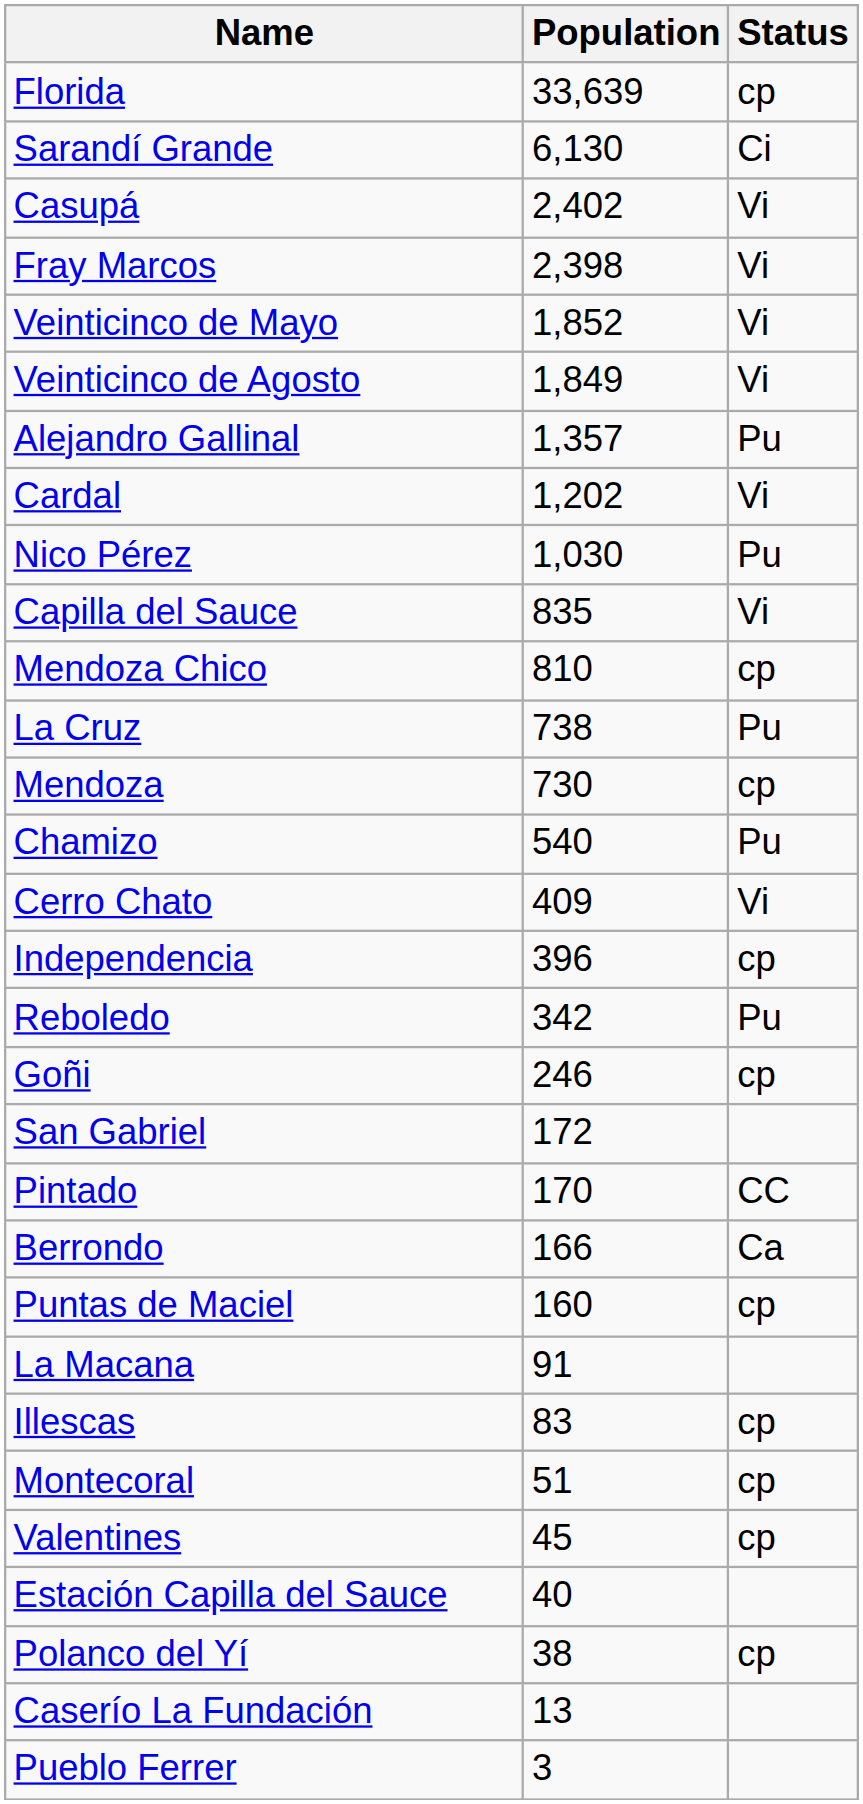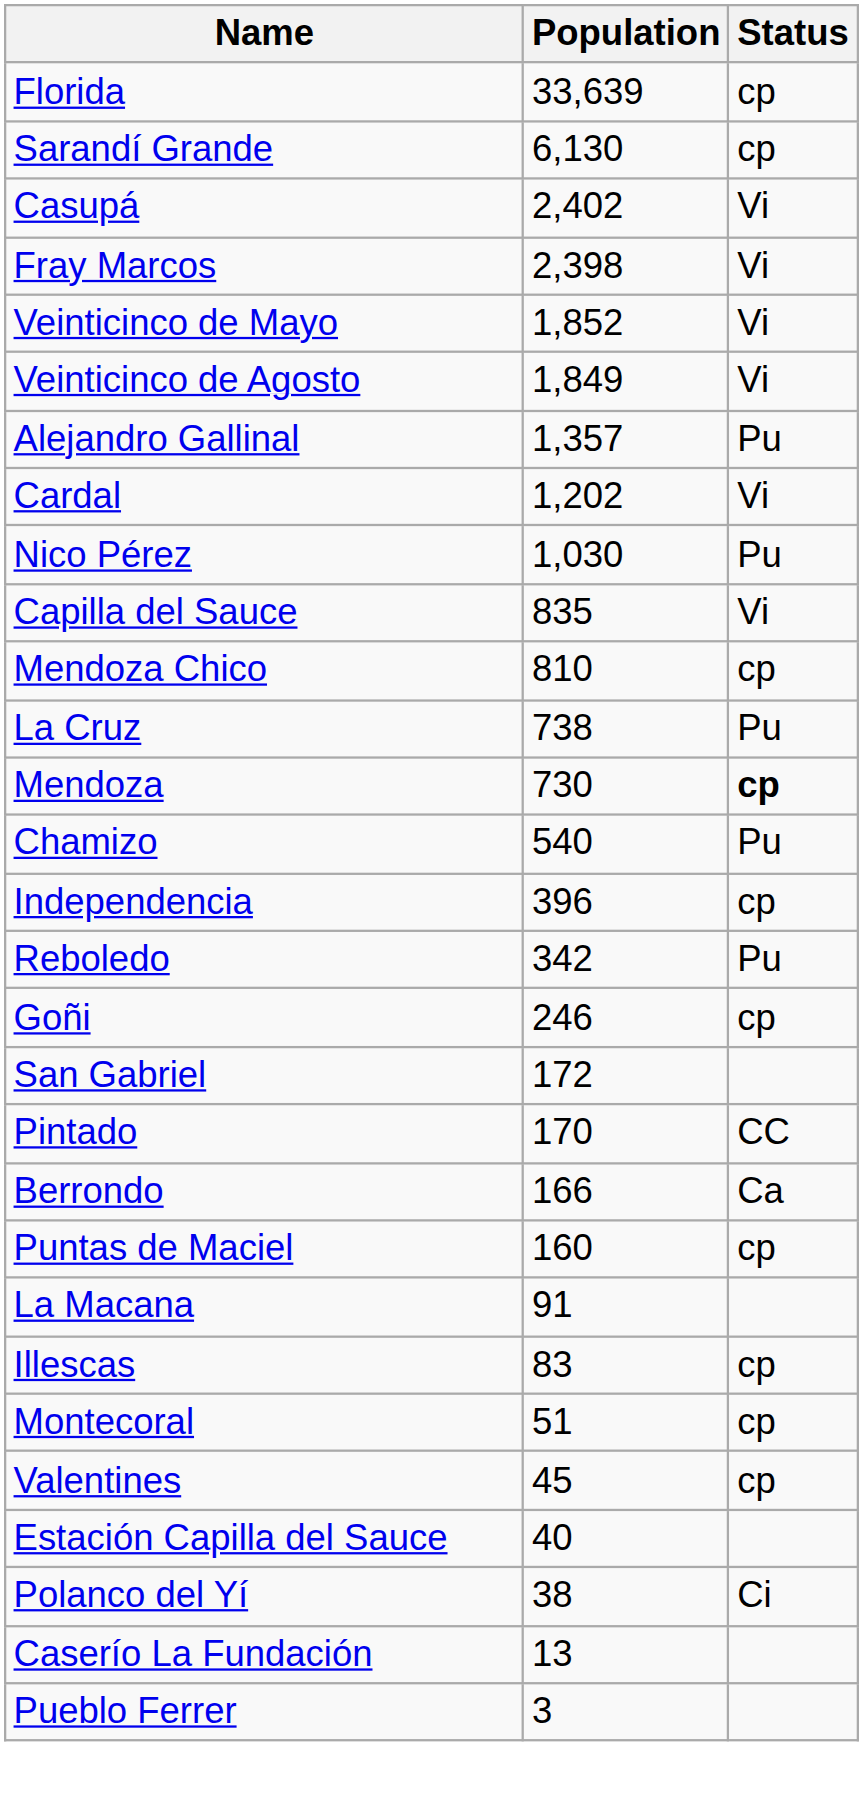(754, 149) Ci -> (757, 149) cp
(757, 785) normal -> (759, 785) bold
- row: (113, 901)
(757, 1653) cp -> (754, 1595) Ci
